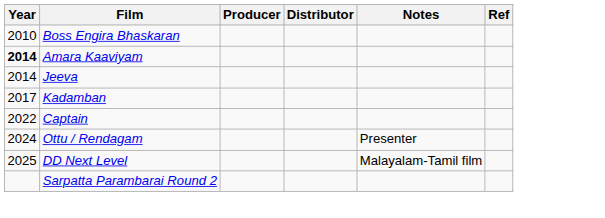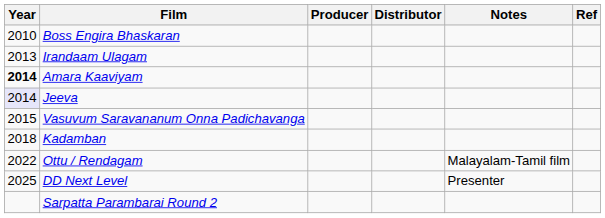+ row: (95, 56)
(22, 77) no background -> (22, 98) lavender background
+ row: (174, 118)
(22, 98) 2017 -> (22, 139) 2018
- row: (65, 118)
(22, 139) 2024 -> (22, 160) 2022
(388, 139) Presenter -> (509, 160) Malayalam-Tamil film
(421, 160) Malayalam-Tamil film -> (476, 181) Presenter
